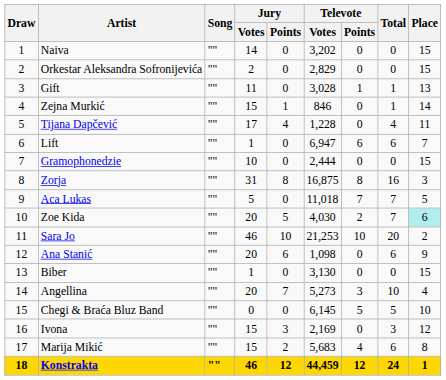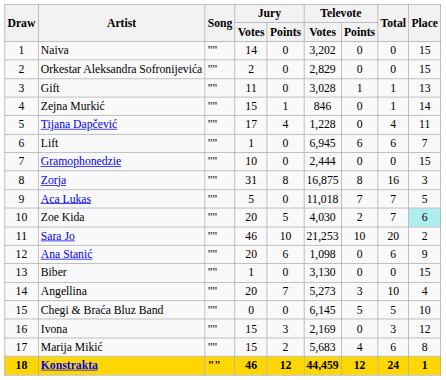(323, 143) 6,947 -> (323, 143) 6,945
